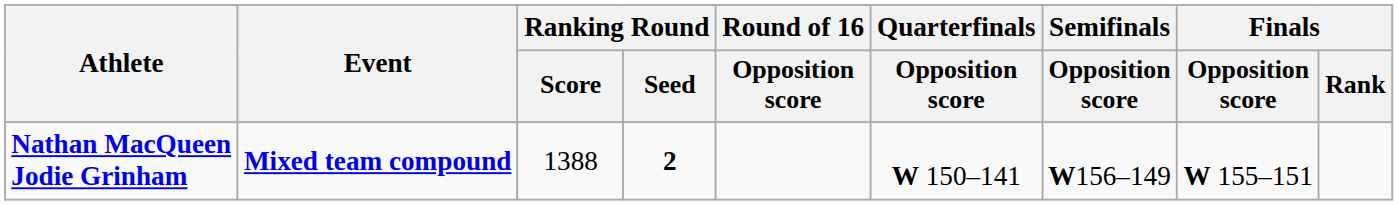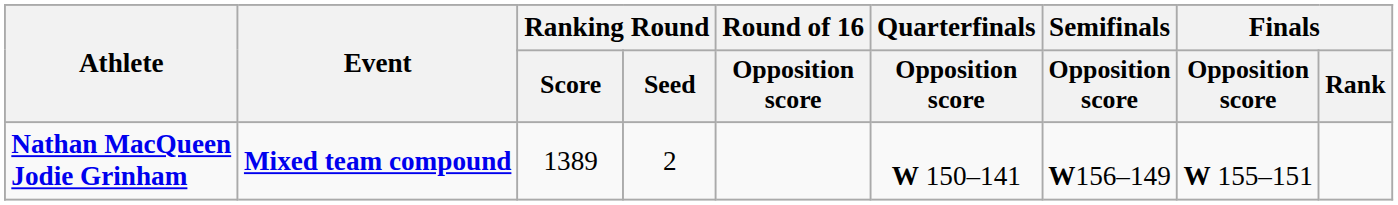(571, 160) 1388 -> (571, 160) 1389
(670, 160) bold -> (670, 160) normal
